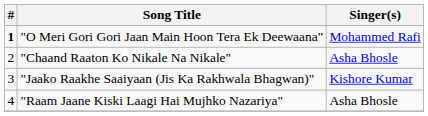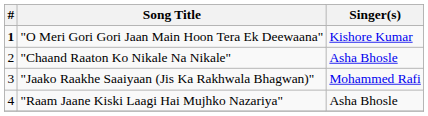(375, 36) Mohammed Rafi -> (371, 36) Kishore Kumar
(371, 79) Kishore Kumar -> (375, 79) Mohammed Rafi
